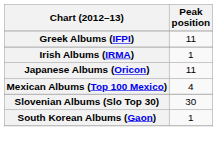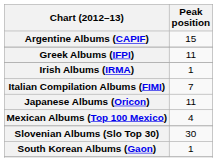+ row: (87, 39)
+ row: (87, 86)
